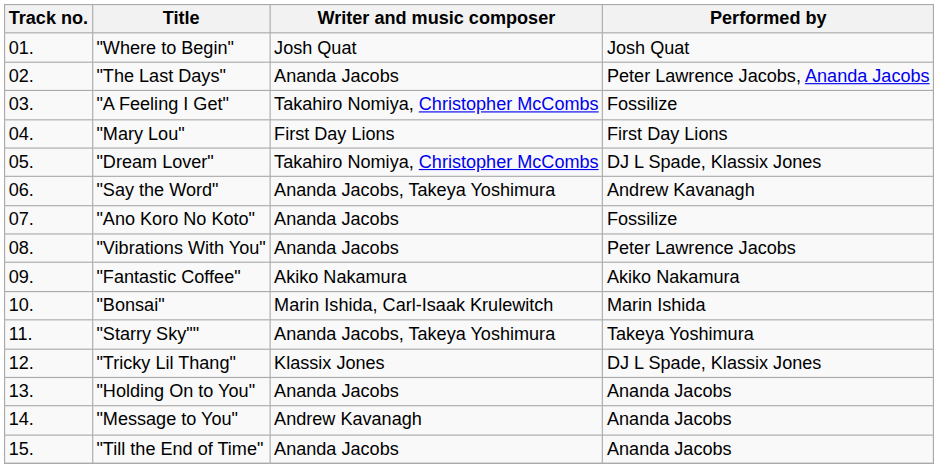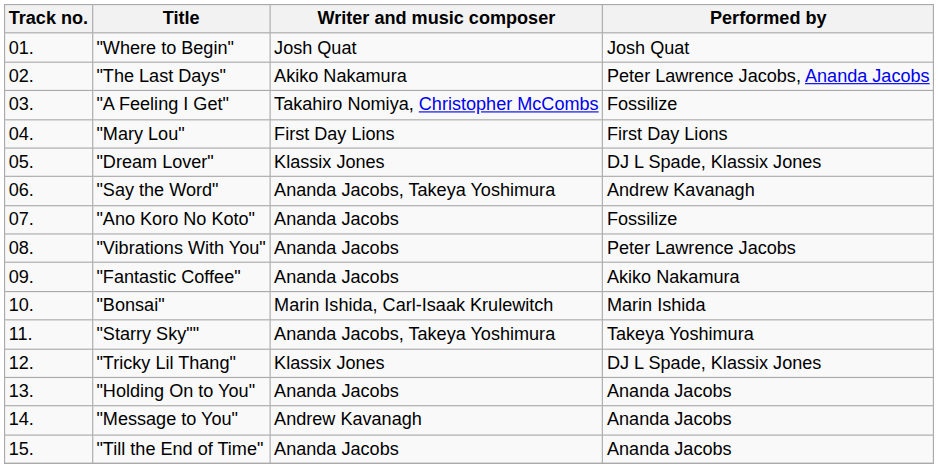(336, 76) Ananda Jacobs -> (340, 76) Akiko Nakamura
(436, 162) Takahiro Nomiya, Christopher McCombs -> (329, 162) Klassix Jones
(340, 276) Akiko Nakamura -> (336, 276) Ananda Jacobs
